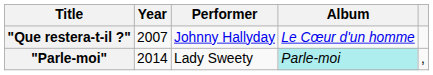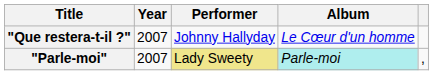(152, 59) 2014 -> (152, 59) 2007
(213, 59) no background -> (213, 59) khaki background
